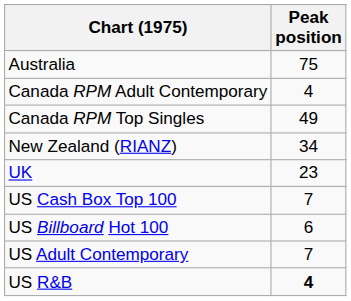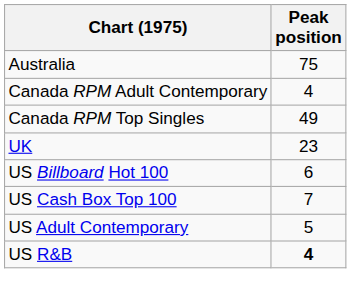- row: (93, 145)
rows swapped: (88, 227) <-> (93, 200)
(309, 254) 7 -> (309, 227) 5
